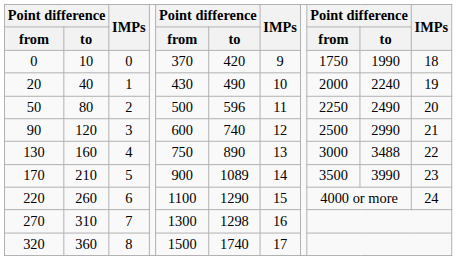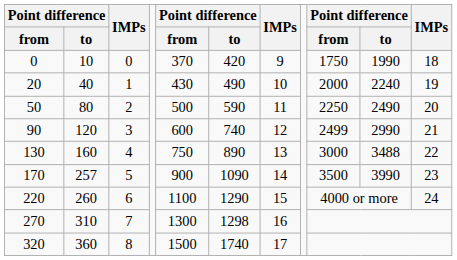(234, 107) 596 -> (234, 107) 590
(333, 130) 2500 -> (333, 130) 2499
(86, 175) 210 -> (86, 175) 257
(234, 175) 1089 -> (234, 175) 1090
